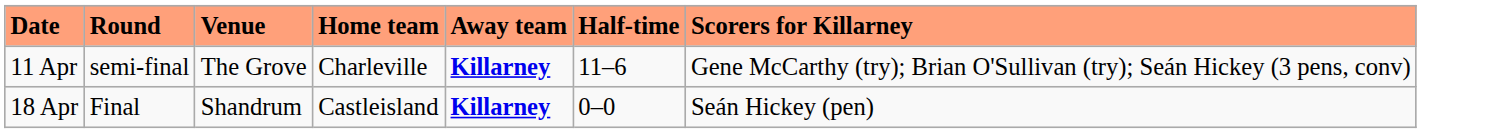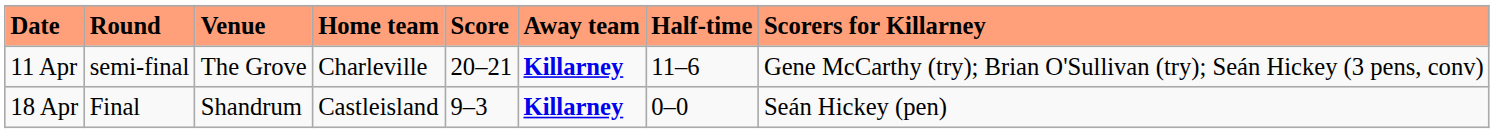+ column: (480, 25)
